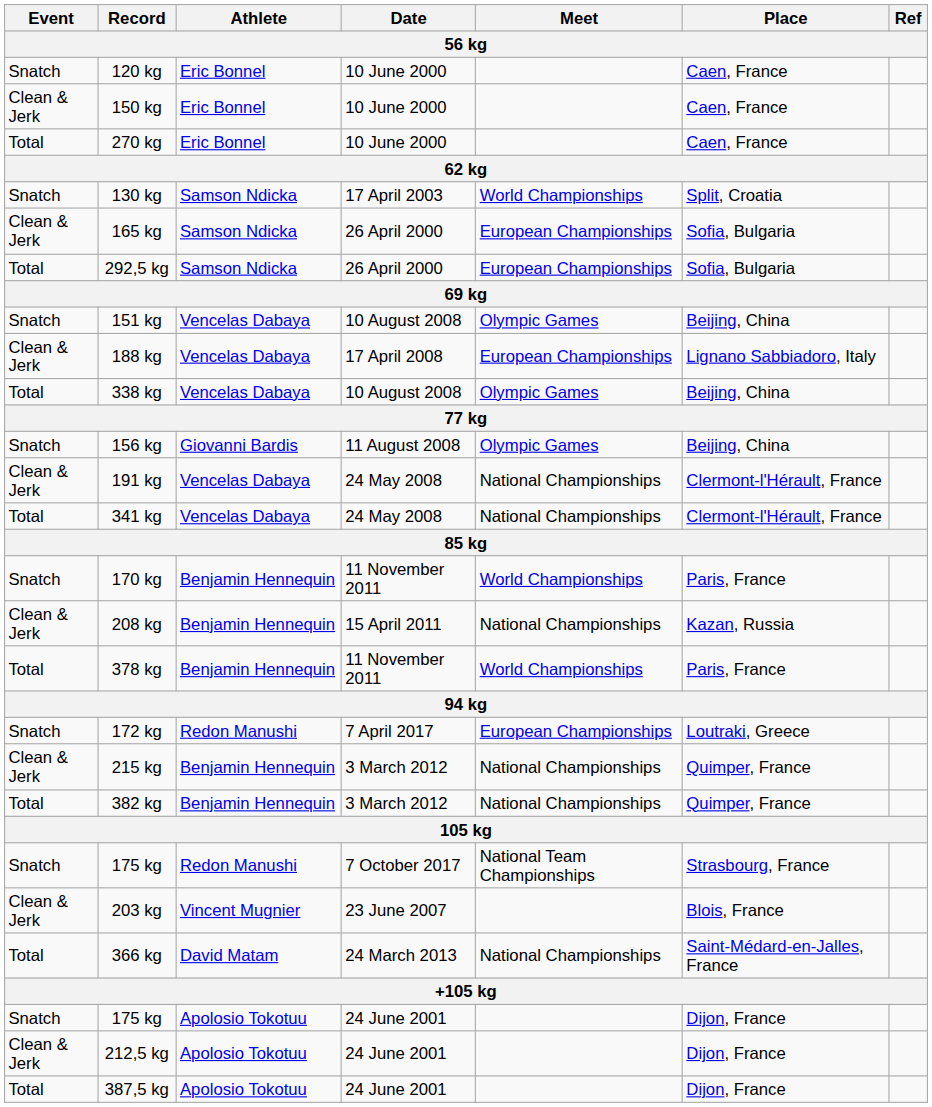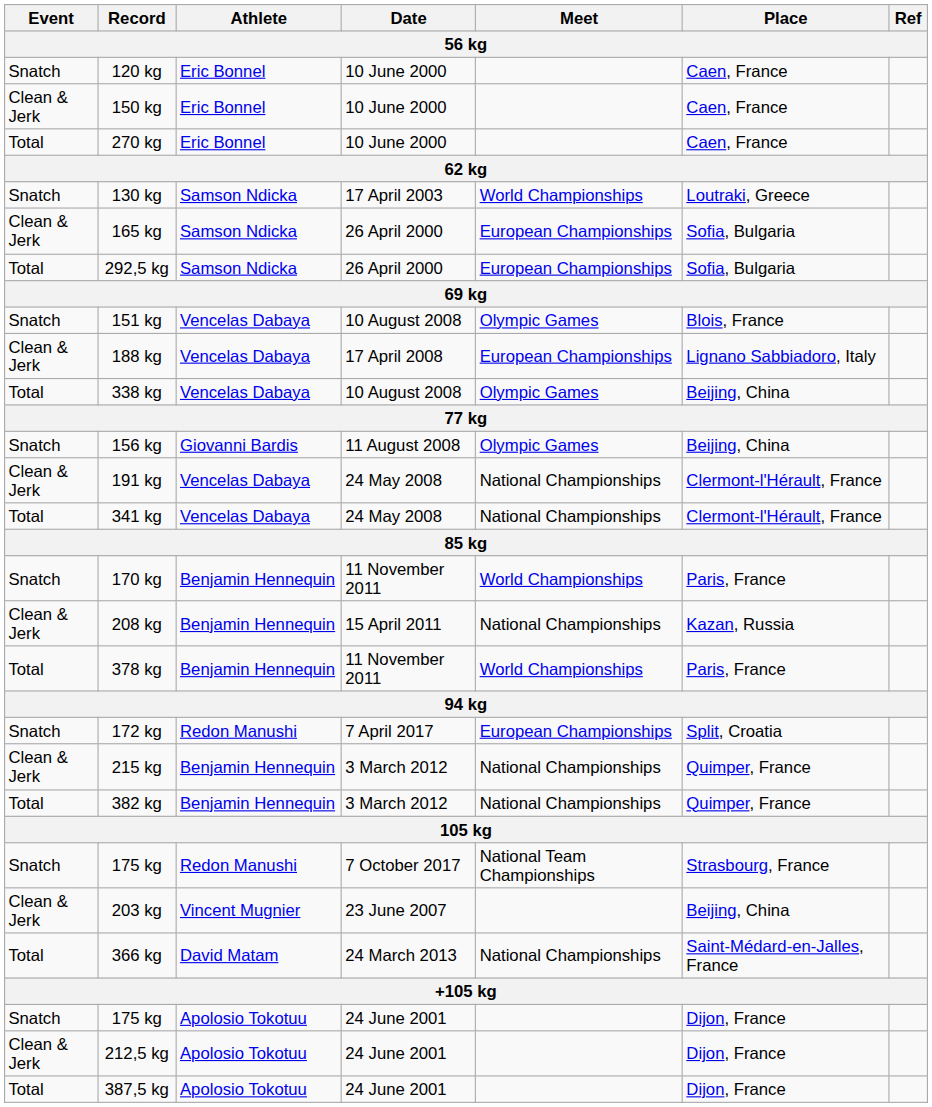(734, 195) Split, Croatia -> (748, 195) Loutraki, Greece
(738, 320) Beijing, China -> (735, 320) Blois, France
(748, 731) Loutraki, Greece -> (734, 731) Split, Croatia
(735, 910) Blois, France -> (738, 910) Beijing, China
